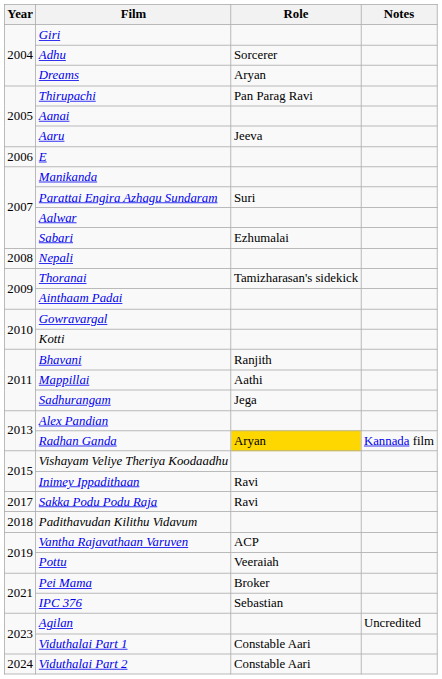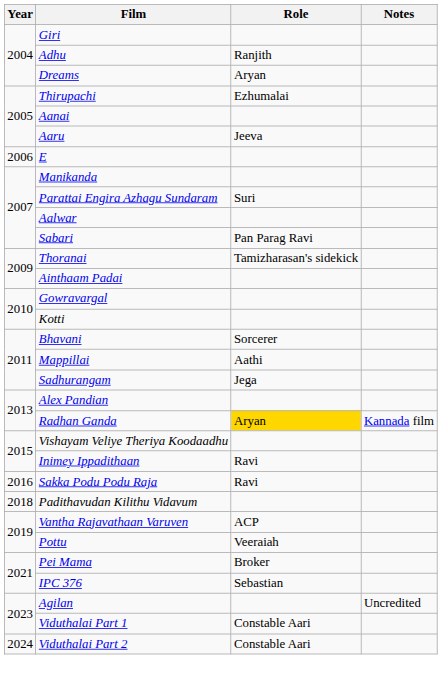(256, 55) Sorcerer -> (253, 55) Ranjith
(273, 95) Pan Parag Ravi -> (261, 95) Ezhumalai
(261, 237) Ezhumalai -> (273, 237) Pan Parag Ravi
- row: (56, 258)
(253, 359) Ranjith -> (256, 339) Sorcerer
(20, 501) 2017 -> (20, 481) 2016
